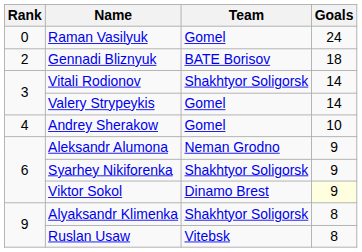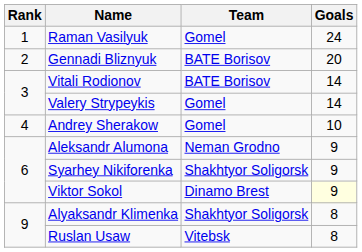(25, 37) 0 -> (25, 37) 1
(334, 59) 18 -> (334, 59) 20
(246, 81) Shakhtyor Soligorsk -> (227, 81) BATE Borisov
